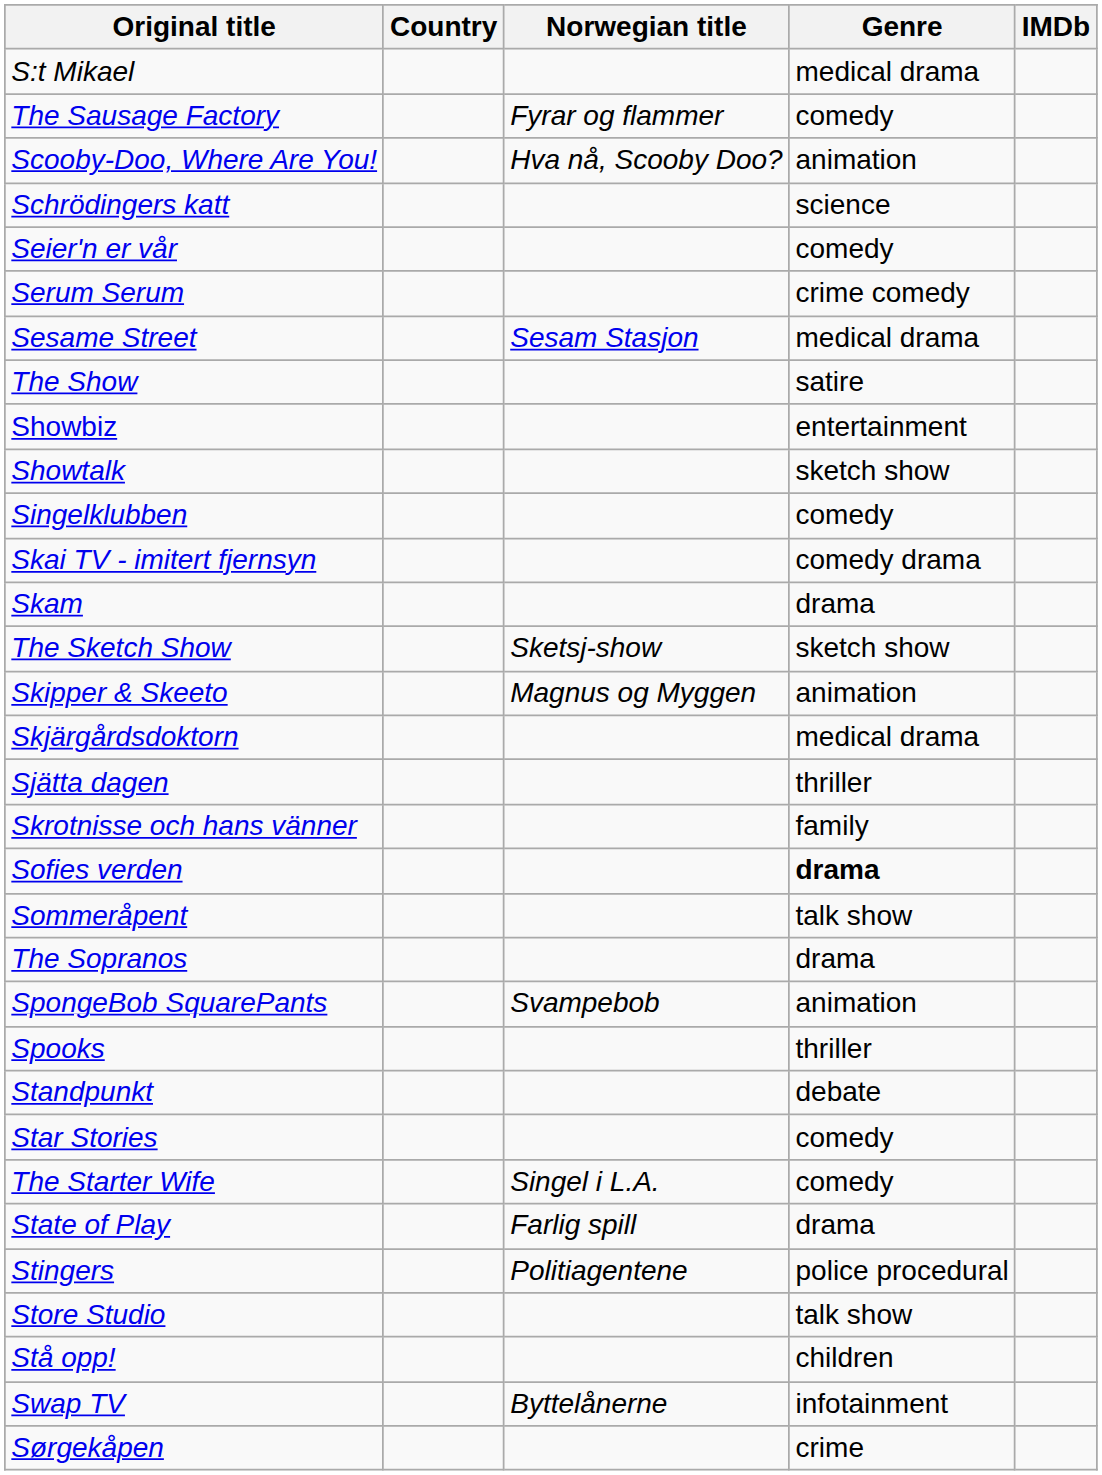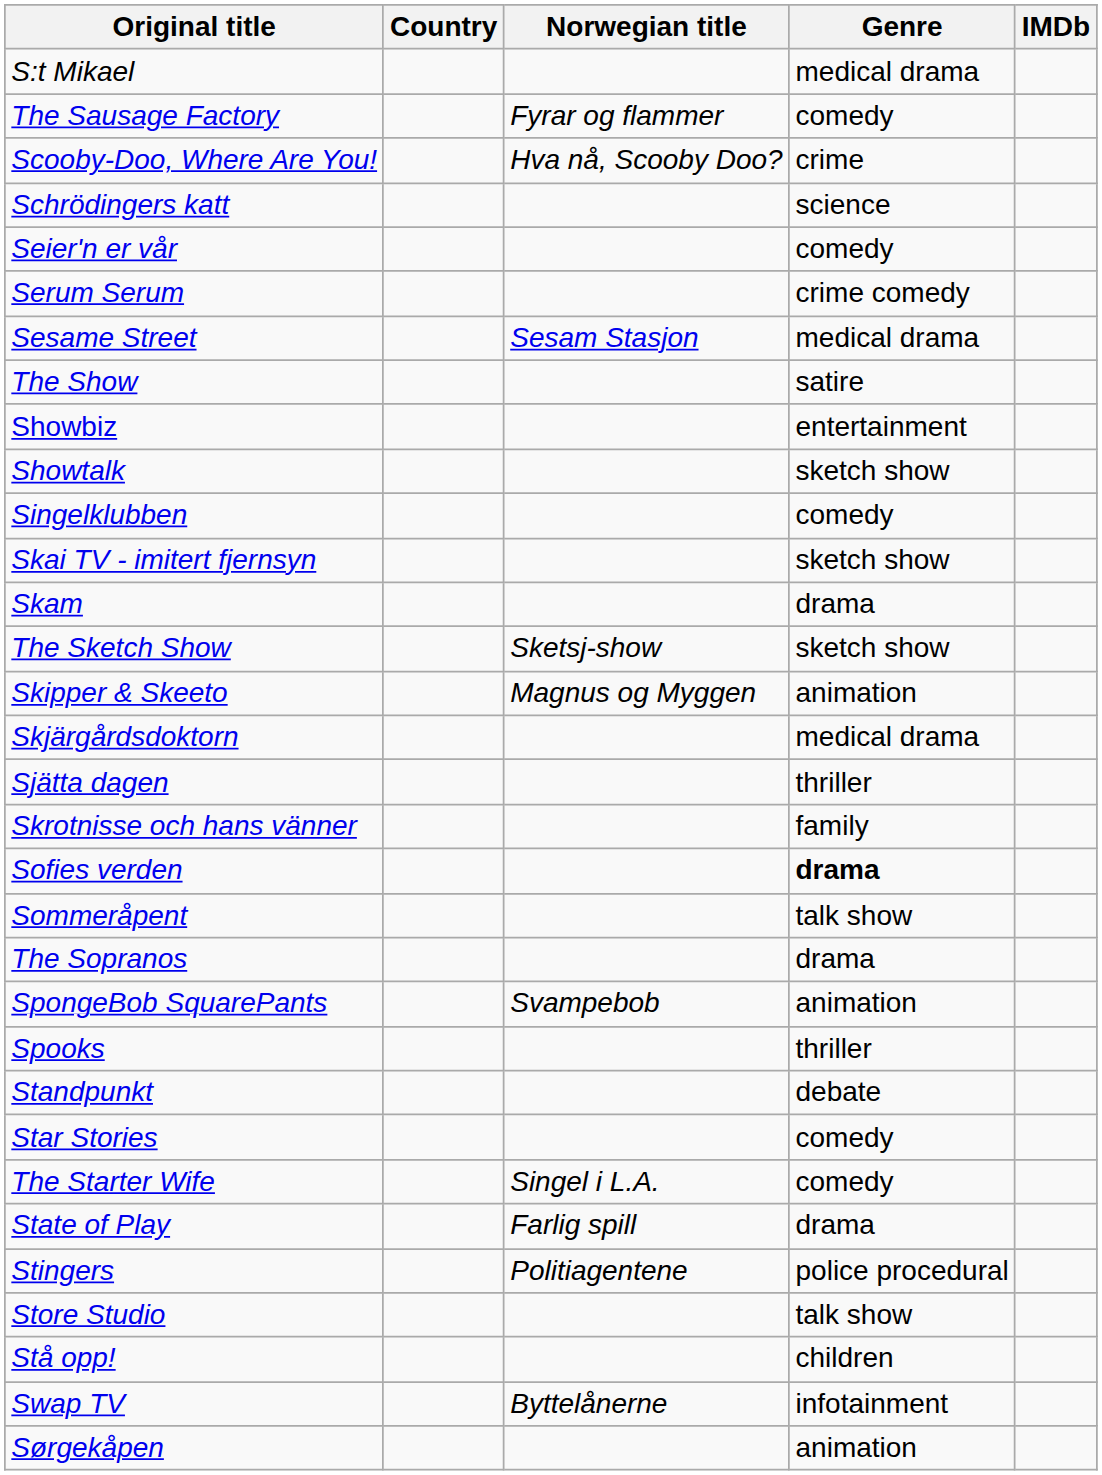(856, 159) animation -> (830, 159) crime
(888, 559) comedy drama -> (873, 559) sketch show
(830, 1447) crime -> (856, 1447) animation
